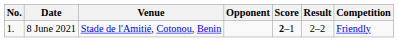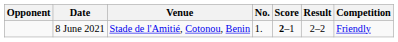columns swapped: (14, 12) <-> (248, 12)
